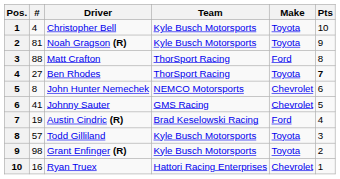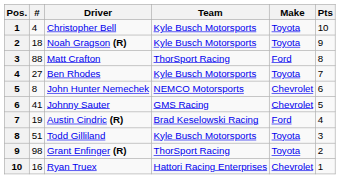(37, 43) 81 -> (37, 43) 18
(192, 74) ThorSport Racing -> (205, 74) Kyle Busch Motorsports
(320, 74) bold -> (320, 74) normal
(37, 135) 57 -> (37, 135) 51
(205, 151) Kyle Busch Motorsports -> (192, 151) ThorSport Racing
